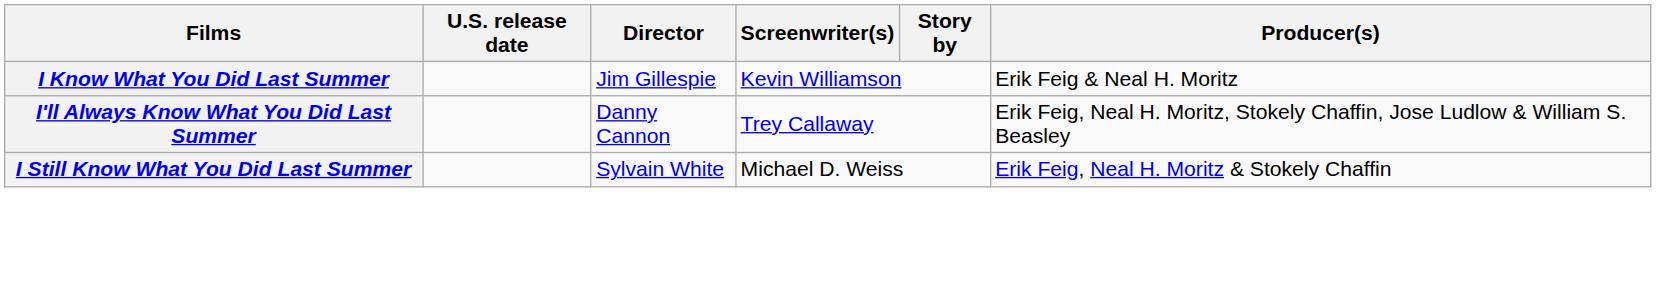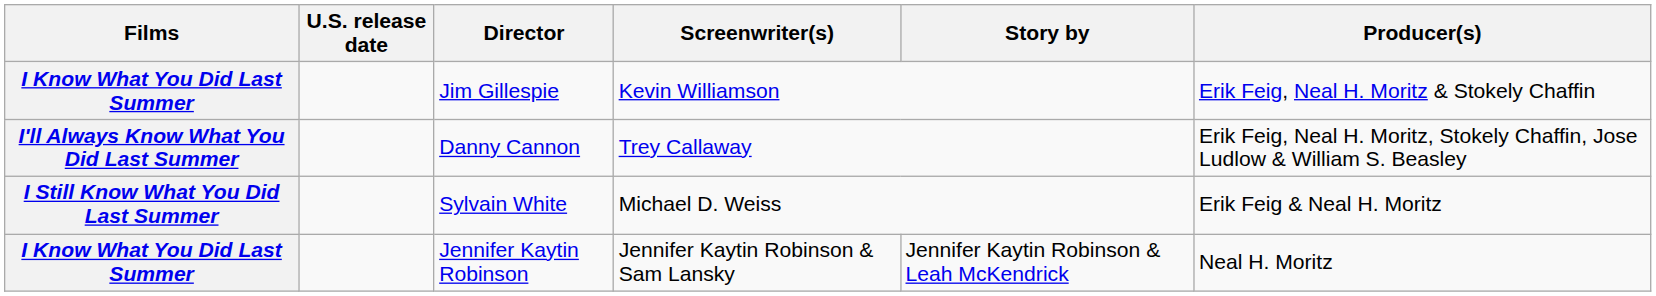(1117, 78) Erik Feig & Neal H. Moritz -> (1397, 90) Erik Feig, Neal H. Moritz & Stokely Chaffin
(1193, 169) Erik Feig, Neal H. Moritz & Stokely Chaffin -> (1320, 204) Erik Feig & Neal H. Moritz
+ row: (509, 262)
